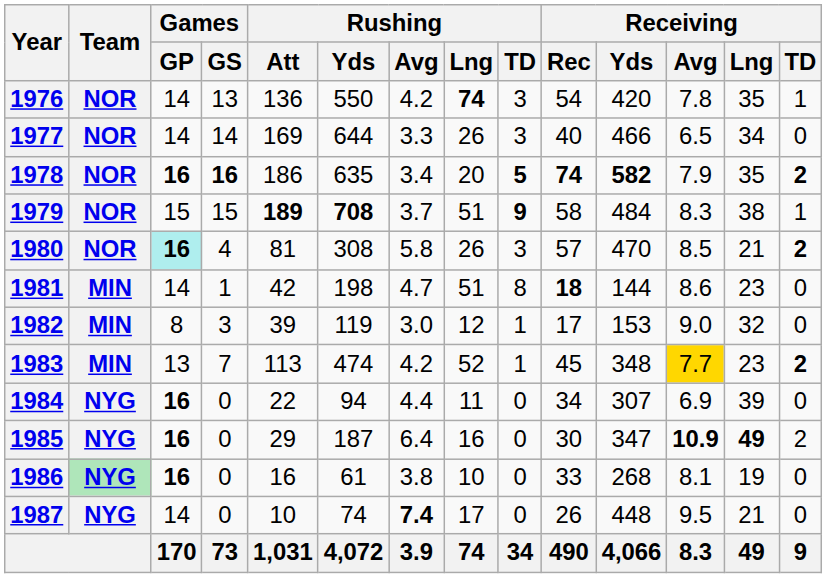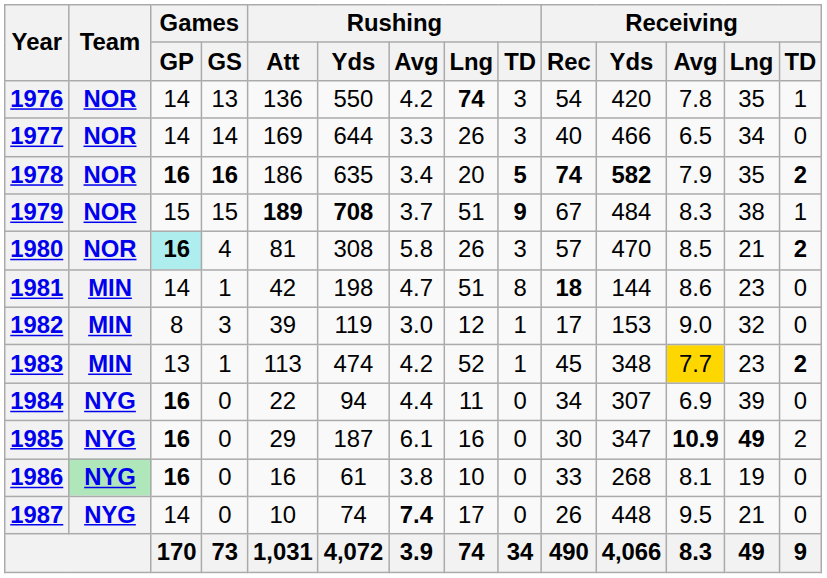(569, 212) 58 -> (569, 212) 67
(225, 363) 7 -> (225, 363) 1
(416, 439) 6.4 -> (416, 439) 6.1
